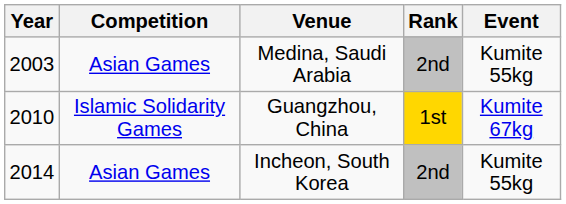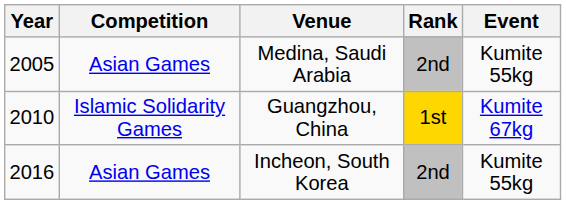(32, 64) 2003 -> (32, 64) 2005
(32, 173) 2014 -> (32, 173) 2016
